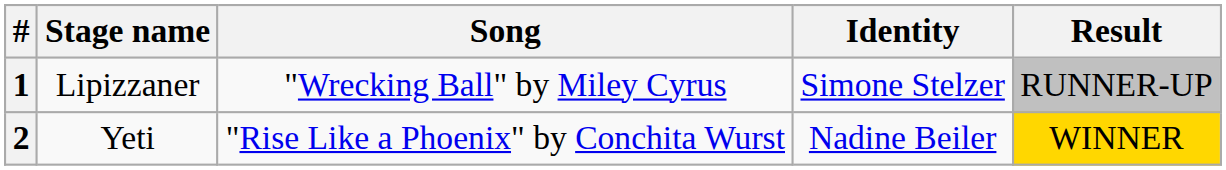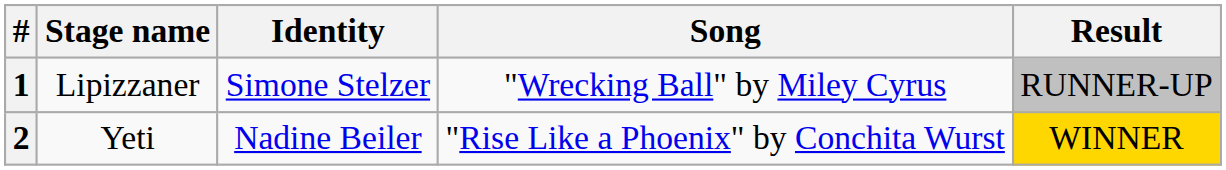columns swapped: (505, 31) <-> (903, 31)
